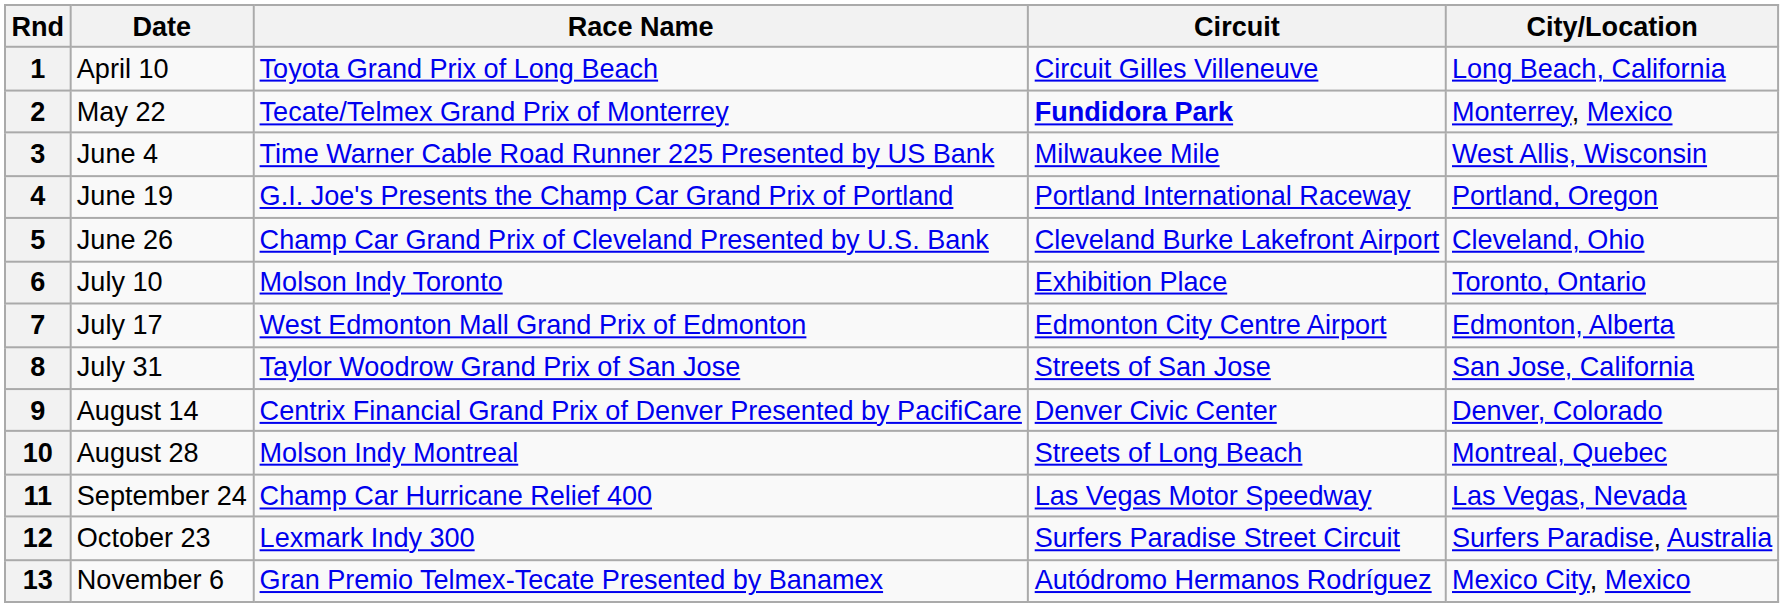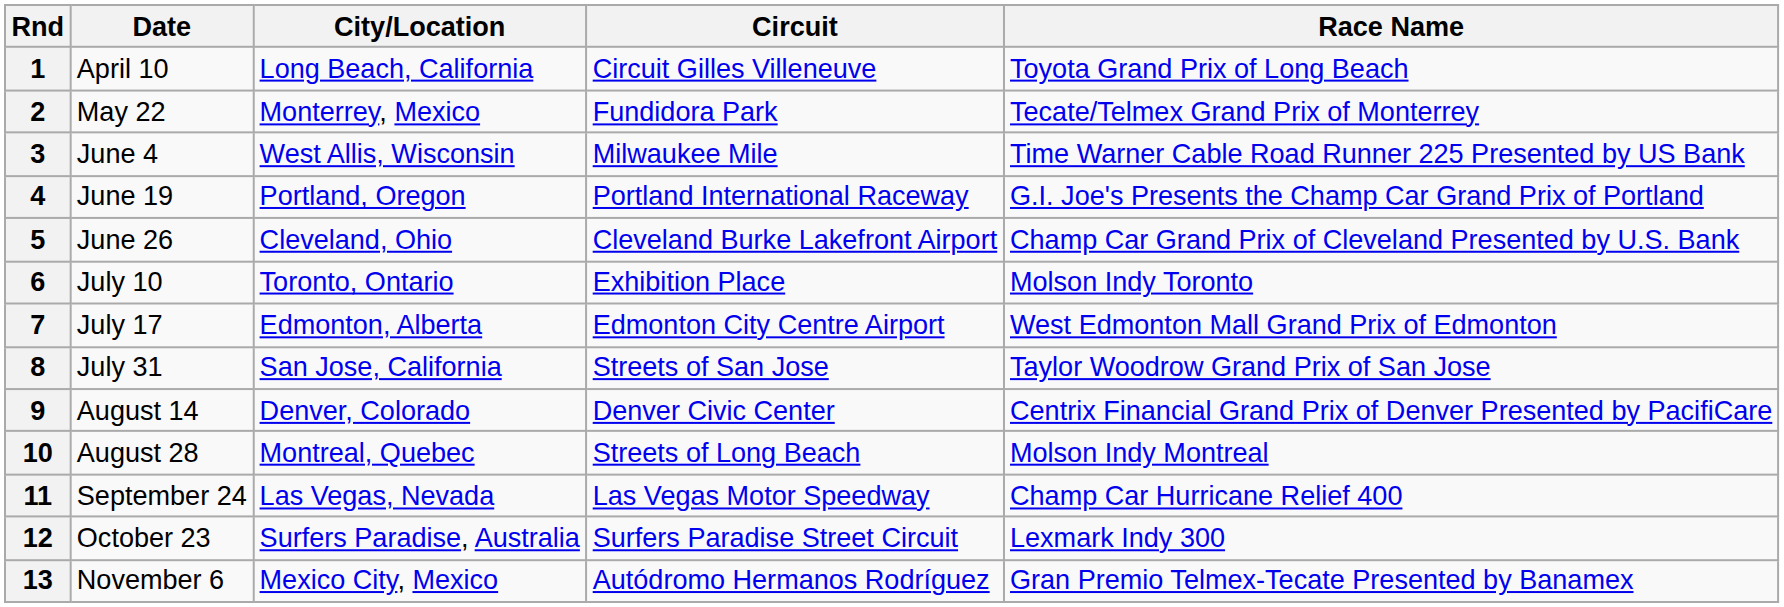columns swapped: (641, 26) <-> (1612, 26)
(1134, 111) bold -> (685, 111) normal
